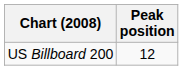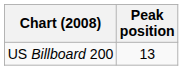(147, 53) 12 -> (147, 53) 13
